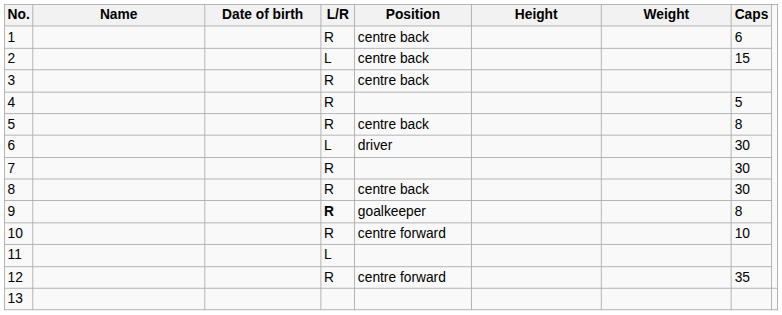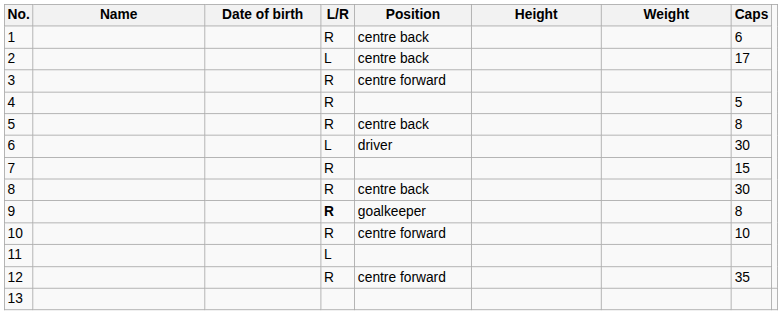(742, 59) 15 -> (742, 59) 17
(393, 80) centre back -> (402, 80) centre forward
(742, 168) 30 -> (742, 168) 15
